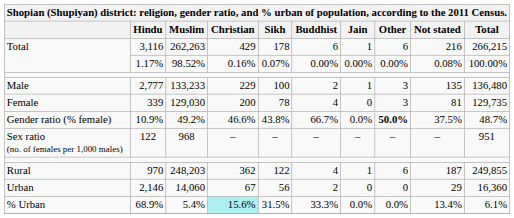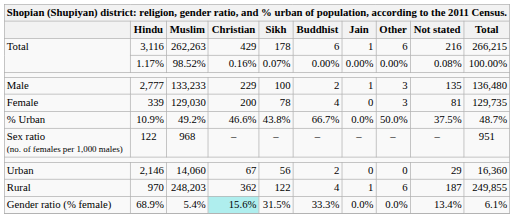(59, 119) Gender ratio (% female) -> (26, 119) % Urban
(393, 119) bold -> (394, 119) normal
rows swapped: (151, 187) <-> (155, 170)
(26, 204) % Urban -> (59, 204) Gender ratio (% female)
